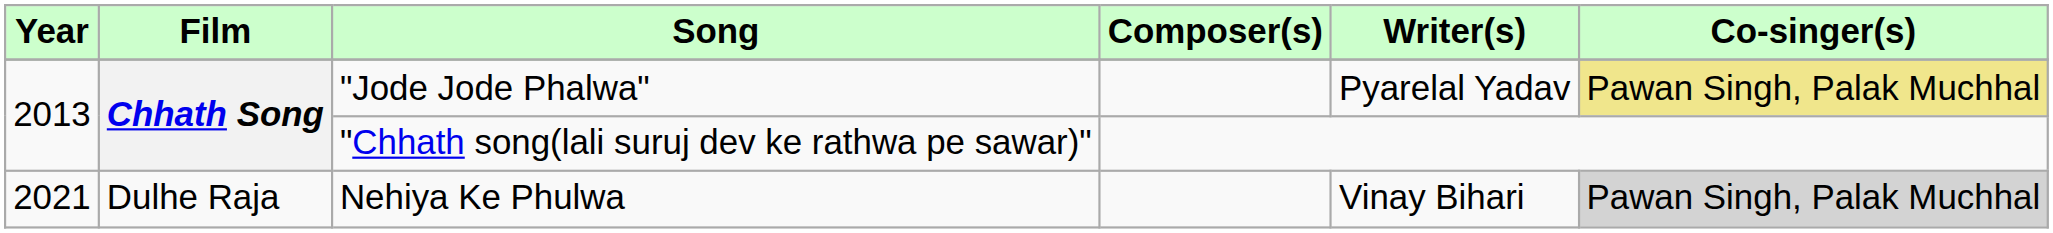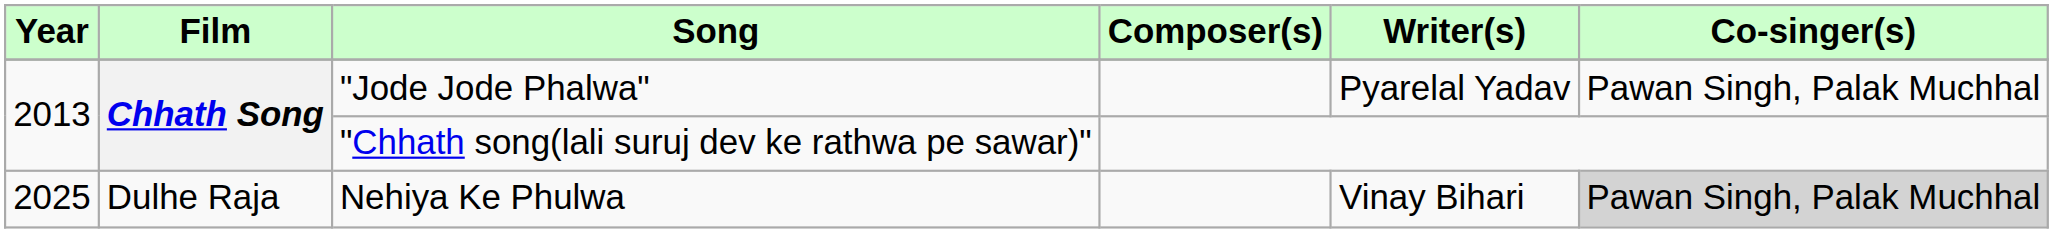(1813, 87) khaki background -> (1813, 87) no background
(52, 198) 2021 -> (52, 198) 2025
